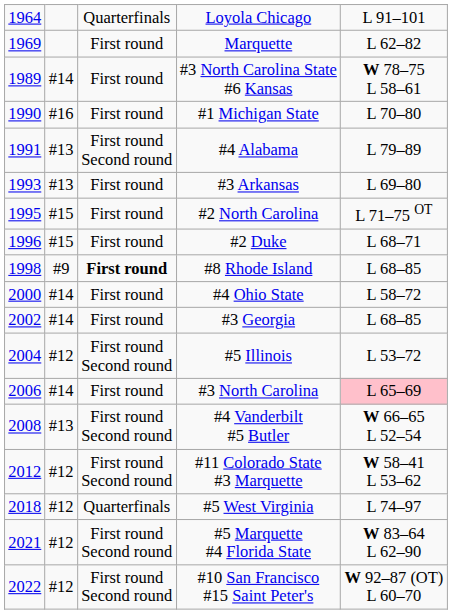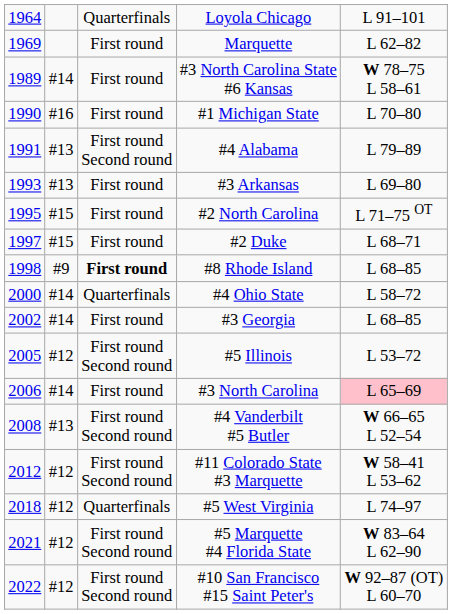(25, 242) 1996 -> (25, 242) 1997
(127, 294) First round -> (127, 294) Quarterfinals
(25, 355) 2004 -> (25, 355) 2005
